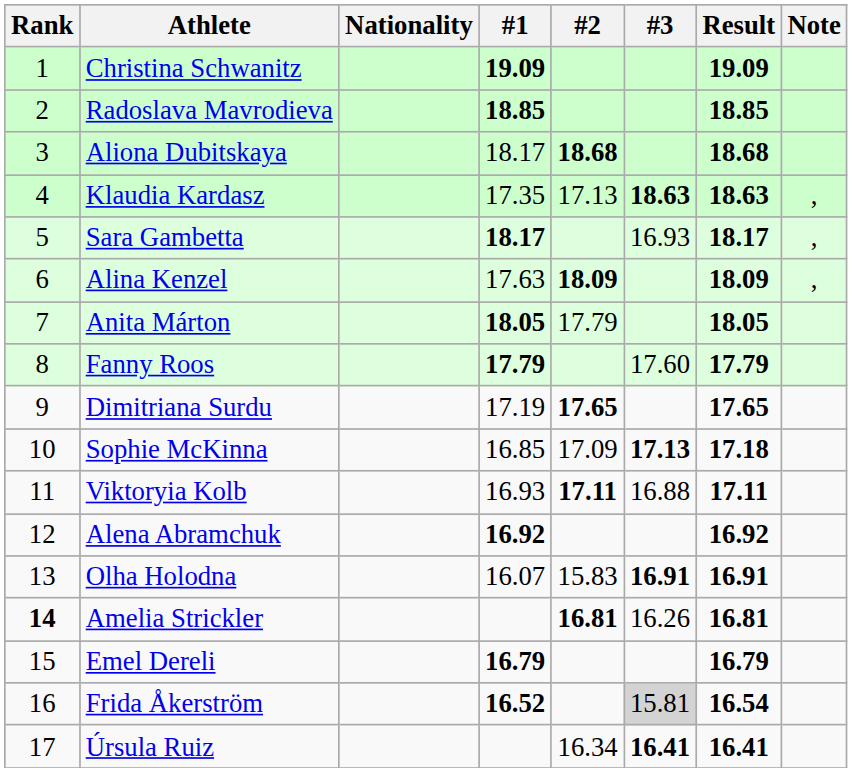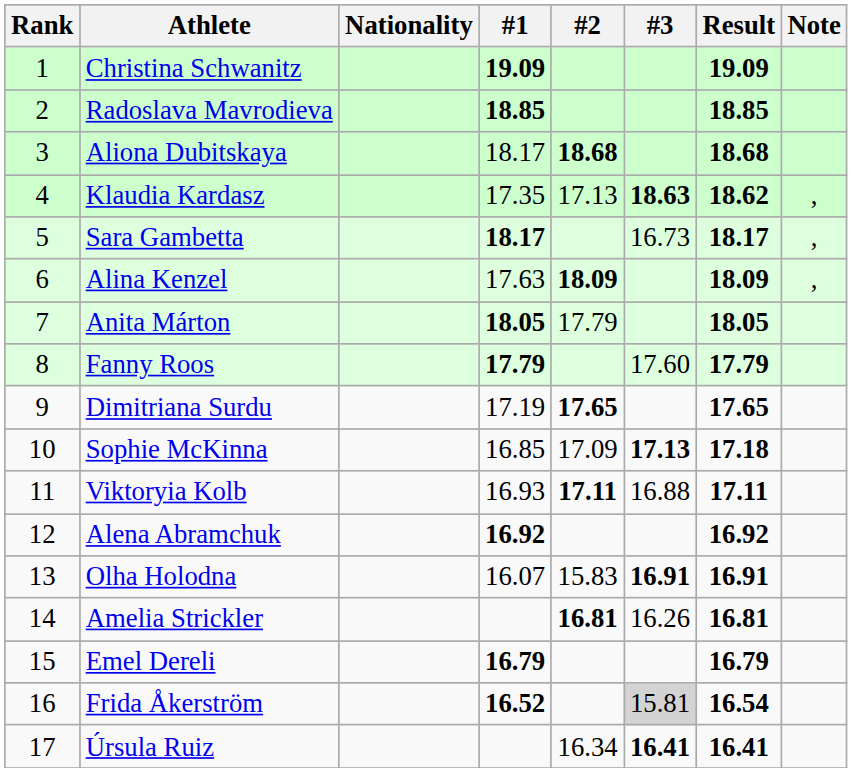(739, 195) 18.63 -> (739, 195) 18.62
(660, 237) 16.93 -> (660, 237) 16.73
(42, 618) bold -> (42, 618) normal
